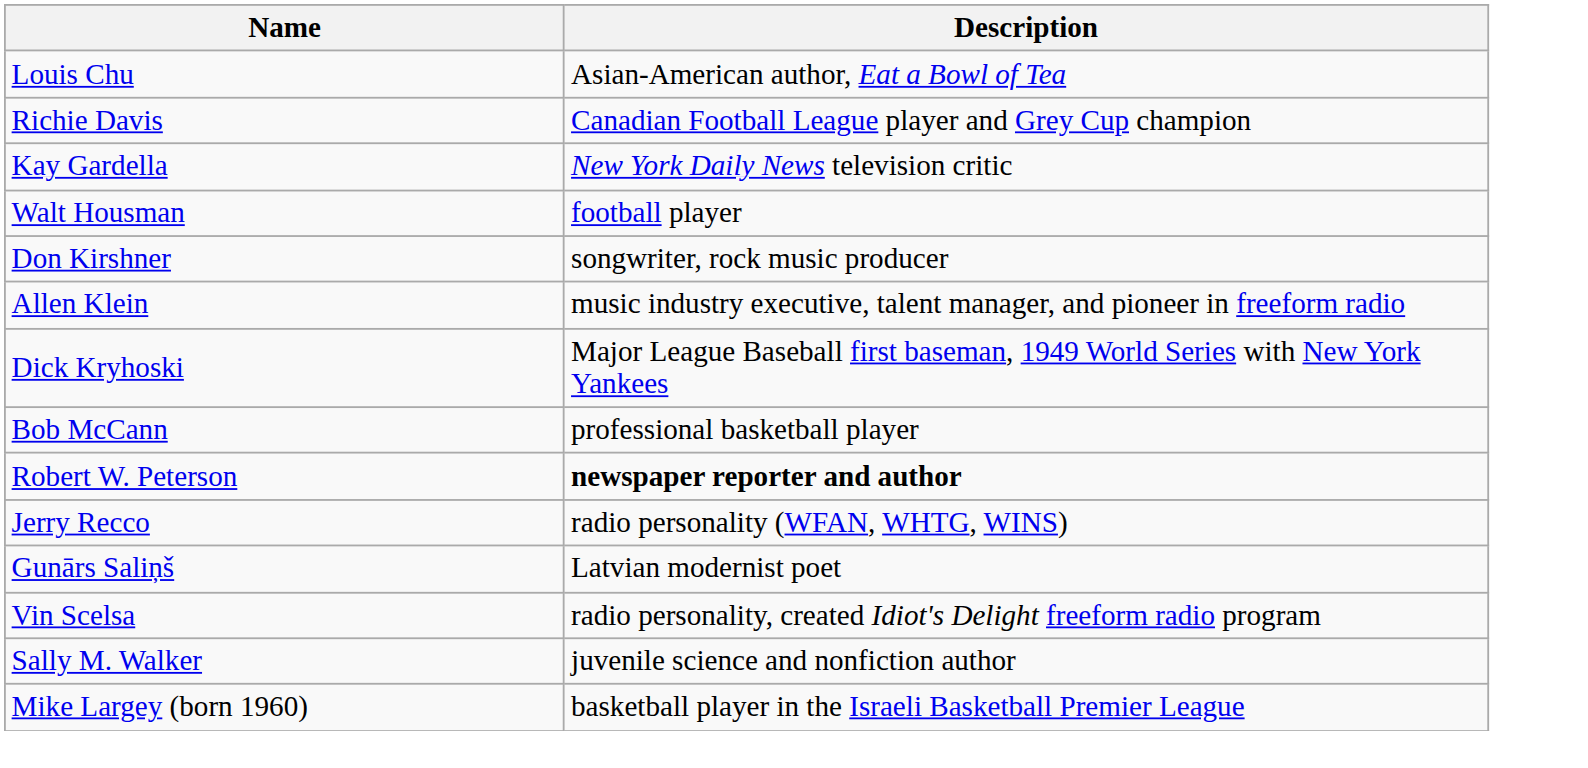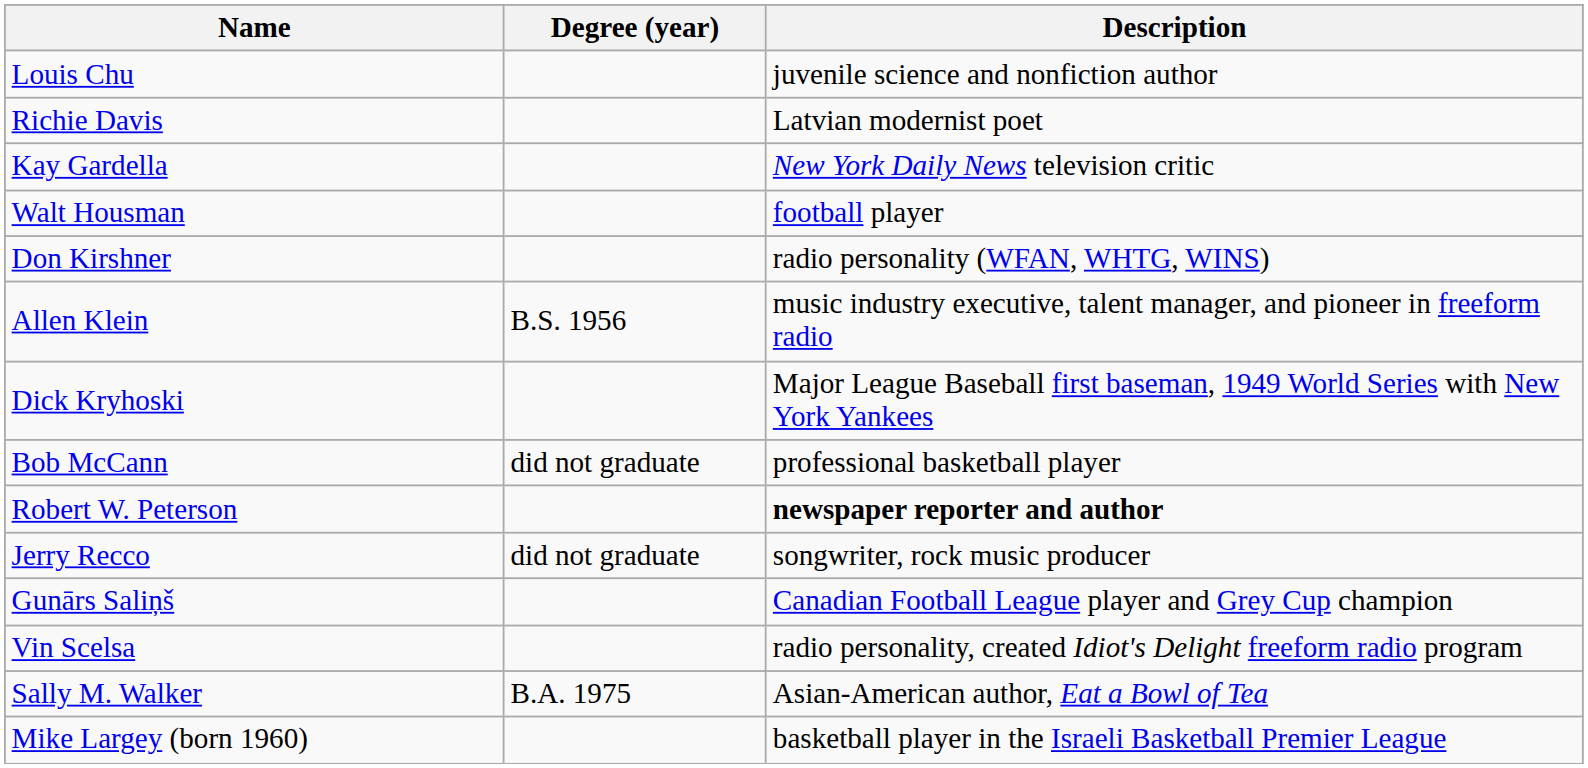+ column: (635, 27)
(819, 73) Asian-American author, Eat a Bowl of Tea -> (995, 73) juvenile science and nonfiction author
(911, 119) Canadian Football League player and Grey Cup champion -> (908, 119) Latvian modernist poet
(760, 258) songwriter, rock music producer -> (1021, 258) radio personality (WFAN, WHTG, WINS)
(819, 522) radio personality (WFAN, WHTG, WINS) -> (961, 554) songwriter, rock music producer
(706, 568) Latvian modernist poet -> (1113, 601) Canadian Football League player and Grey Cup champion
(793, 660) juvenile science and nonfiction author -> (1020, 693) Asian-American author, Eat a Bowl of Tea
